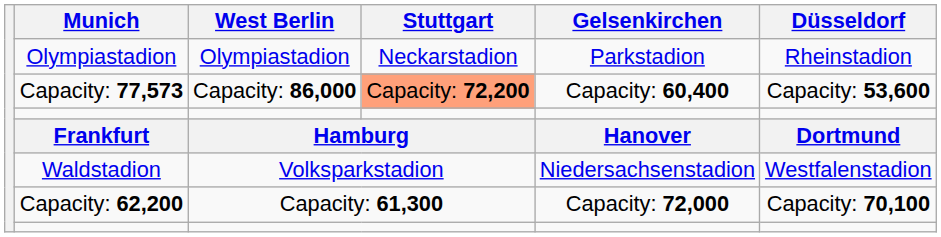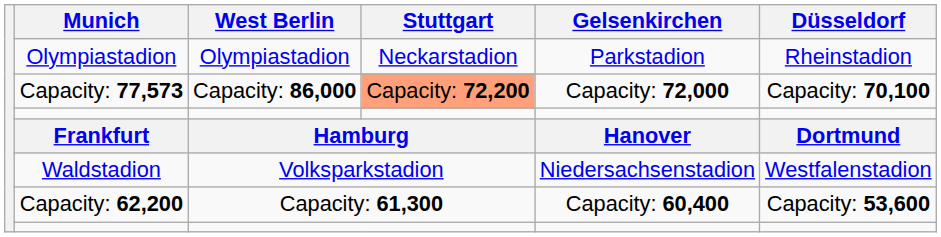(647, 90) Capacity: 60,400 -> (647, 90) Capacity: 72,000
(848, 90) Capacity: 53,600 -> (848, 90) Capacity: 70,100
(647, 204) Capacity: 72,000 -> (647, 204) Capacity: 60,400
(848, 204) Capacity: 70,100 -> (848, 204) Capacity: 53,600
